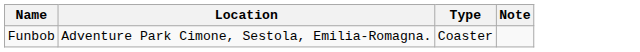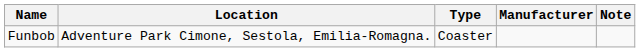+ column: (546, 15)
